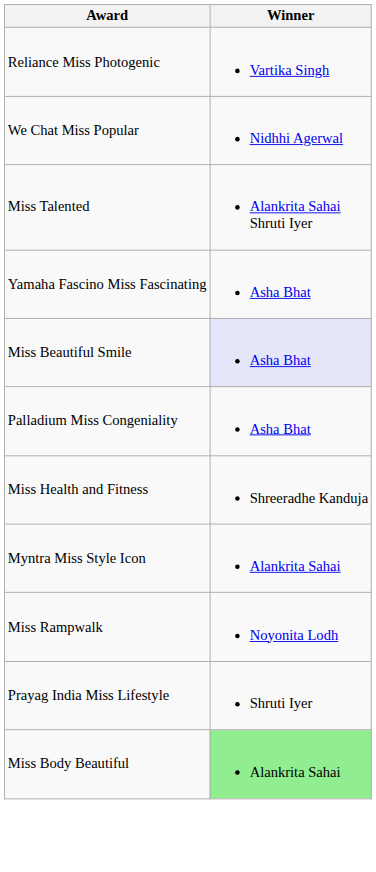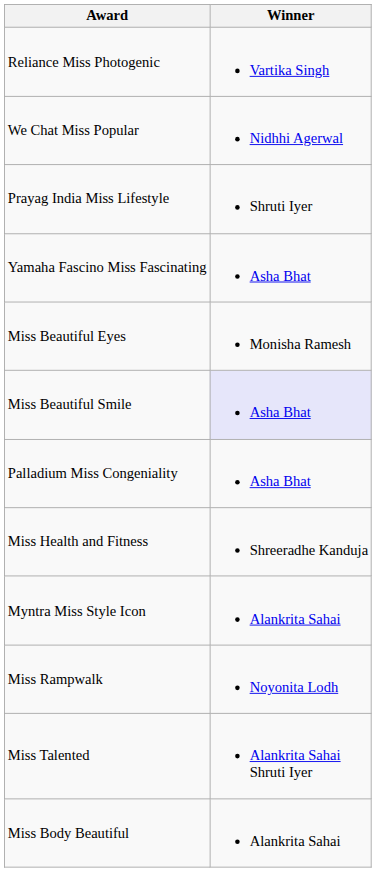rows swapped: (88, 695) <-> (49, 207)
+ row: (67, 336)
(291, 772) lightgreen background -> (291, 841) no background
